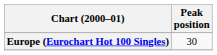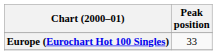(192, 41) 30 -> (192, 41) 33
